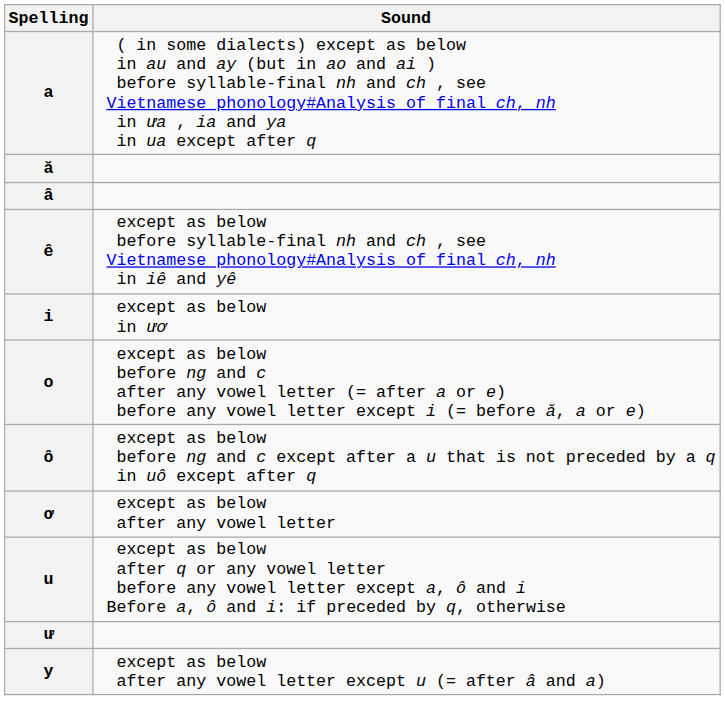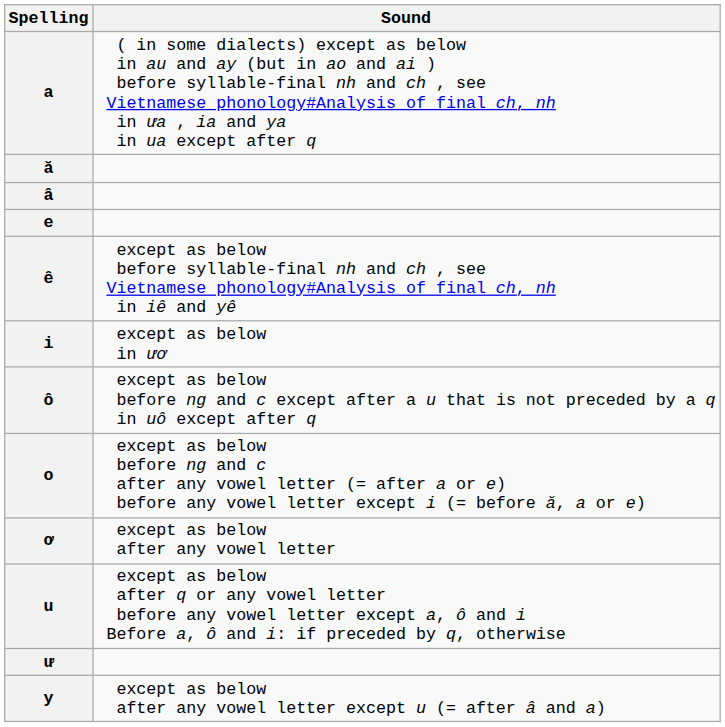+ row: (49, 223)
rows swapped: (49, 383) <-> (49, 458)
